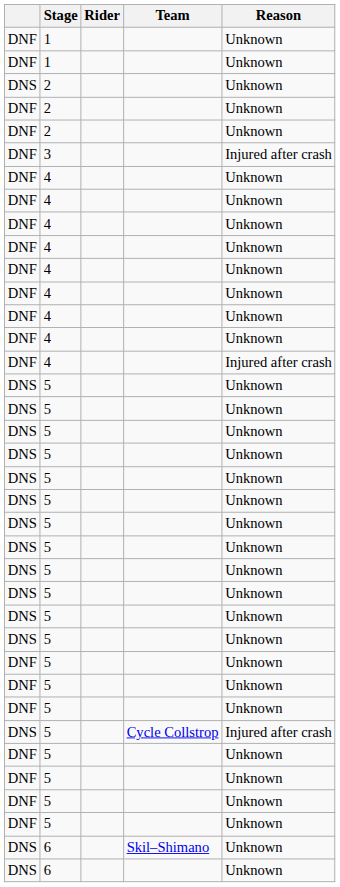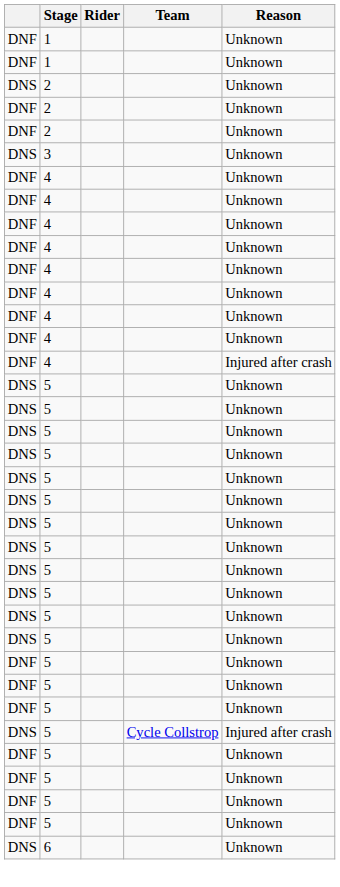(22, 154) DNF -> (22, 154) DNS
(279, 154) Injured after crash -> (254, 154) Unknown
- row: (47, 847)
